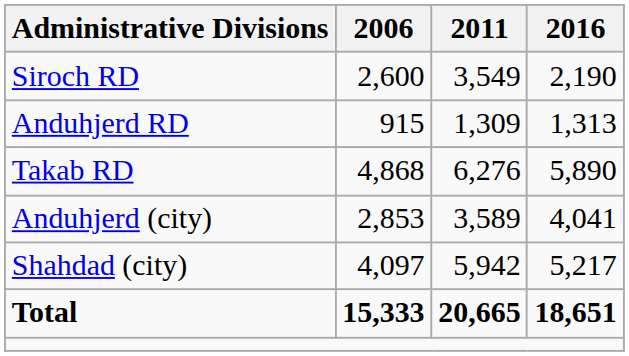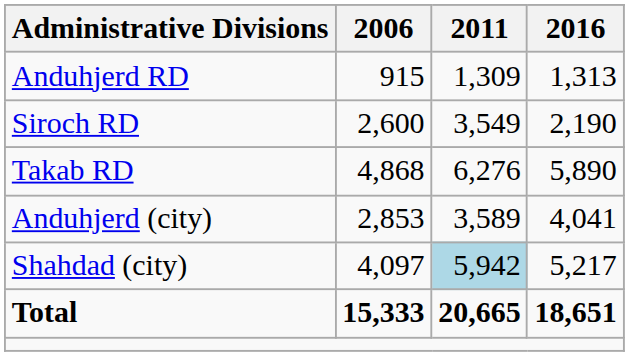rows swapped: (100, 123) <-> (75, 75)
(487, 265) no background -> (487, 265) lightblue background
